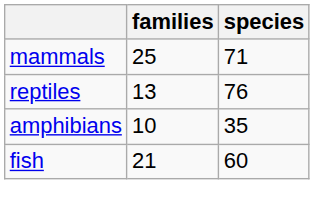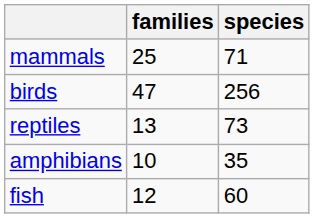+ row: (33, 91)
(236, 91) 76 -> (236, 126) 73
(144, 160) 21 -> (144, 195) 12
